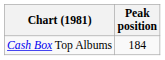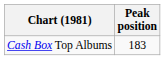(137, 45) 184 -> (137, 45) 183
